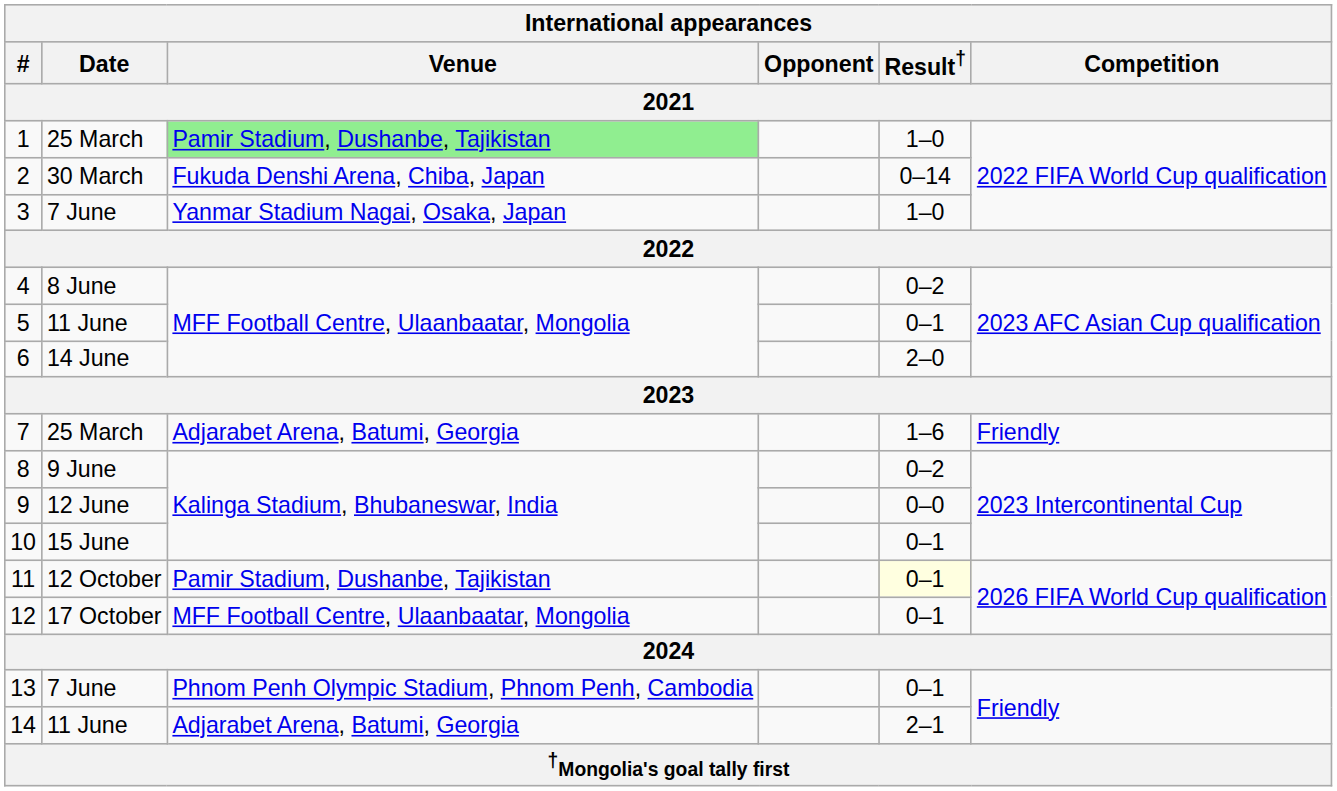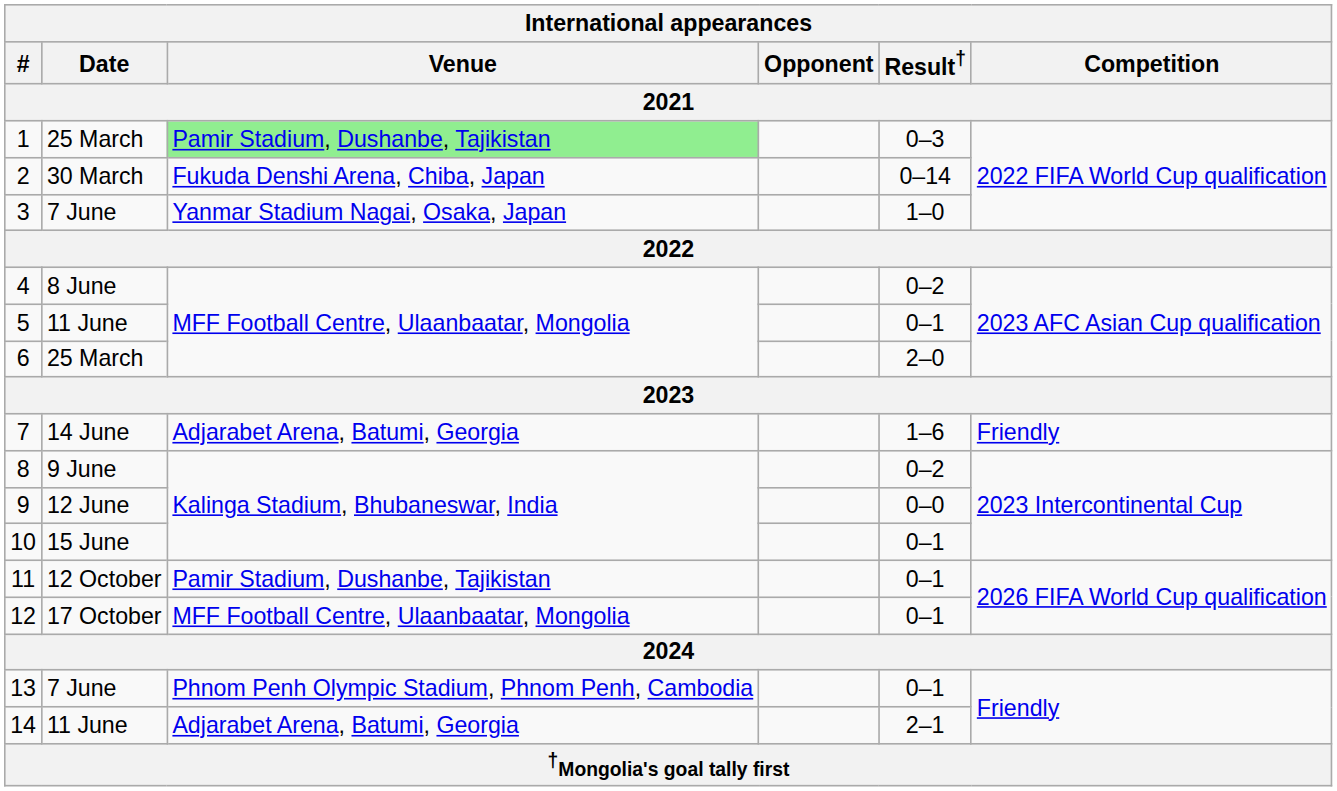(925, 140) 1–0 -> (925, 140) 0–3
(88, 359) 14 June -> (95, 359) 25 March
(95, 433) 25 March -> (88, 433) 14 June
(925, 579) lightyellow background -> (925, 579) no background
